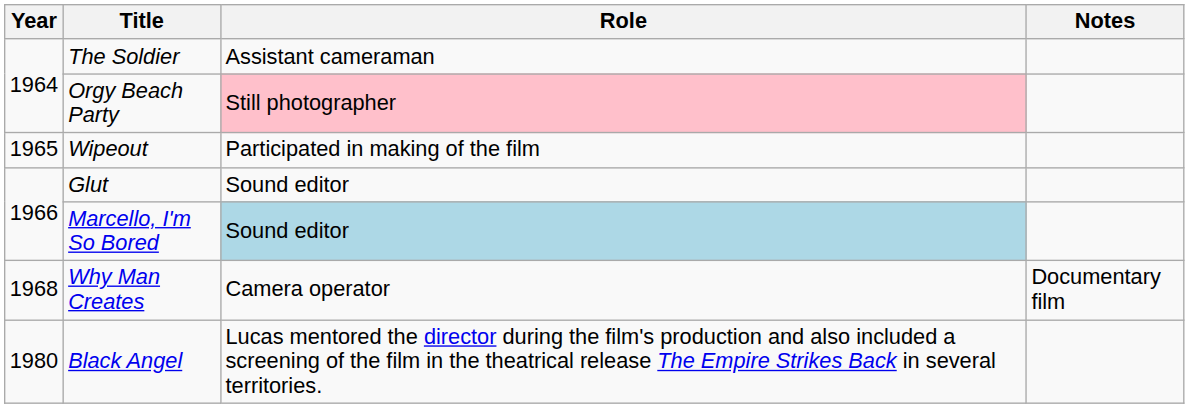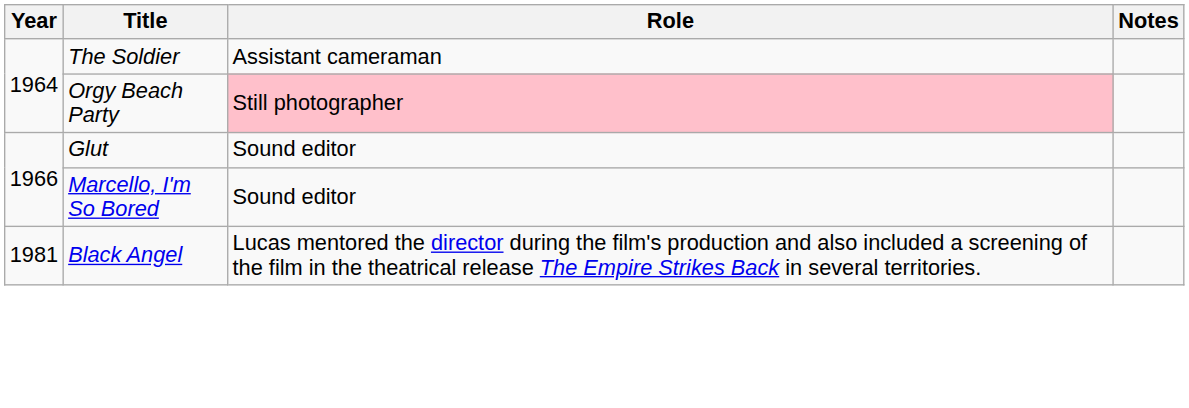- row: (108, 149)
(287, 231) lightblue background -> (294, 196) no background
- row: (114, 290)
(34, 361) 1980 -> (34, 255) 1981
